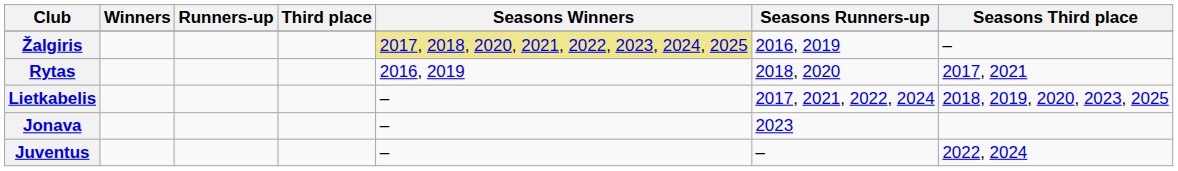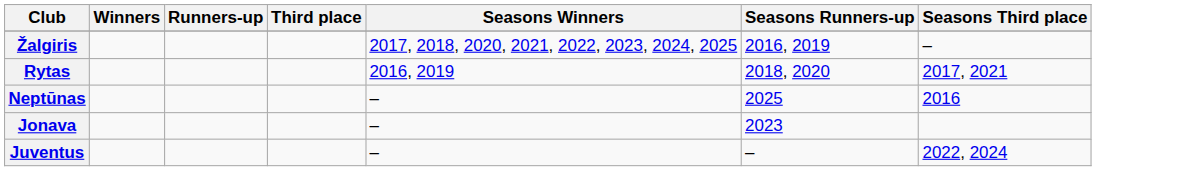(564, 44) khaki background -> (553, 44) no background
- row: (52, 98)
+ row: (47, 98)
